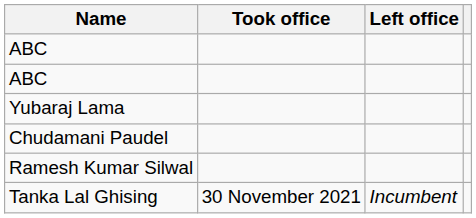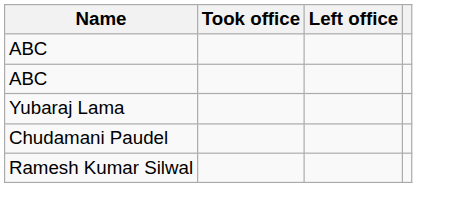- row: (83, 197)
